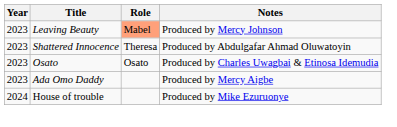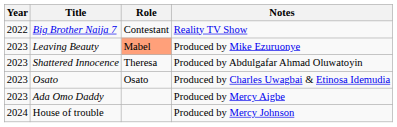+ row: (75, 29)
(222, 29) Produced by Mercy Johnson -> (237, 46) Produced by Mike Ezuruonye
(225, 96) Produced by Mike Ezuruonye -> (234, 113) Produced by Mercy Johnson
